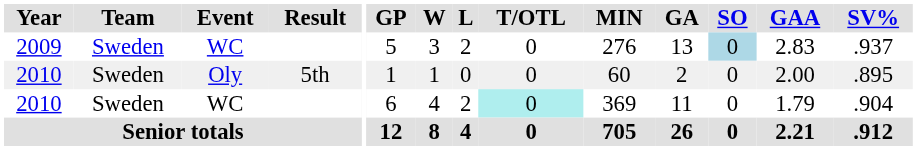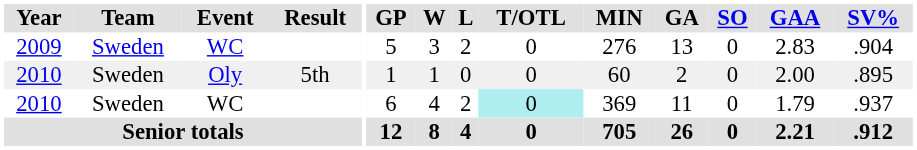(732, 46) lightblue background -> (732, 46) no background
(873, 46) .937 -> (873, 46) .904
(873, 103) .904 -> (873, 103) .937
